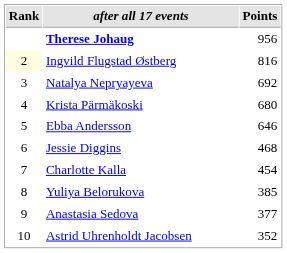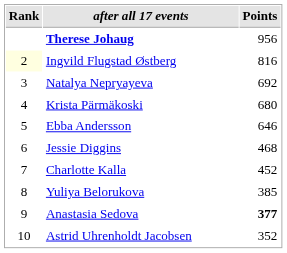(268, 170) 454 -> (268, 170) 452
(268, 213) normal -> (268, 213) bold
